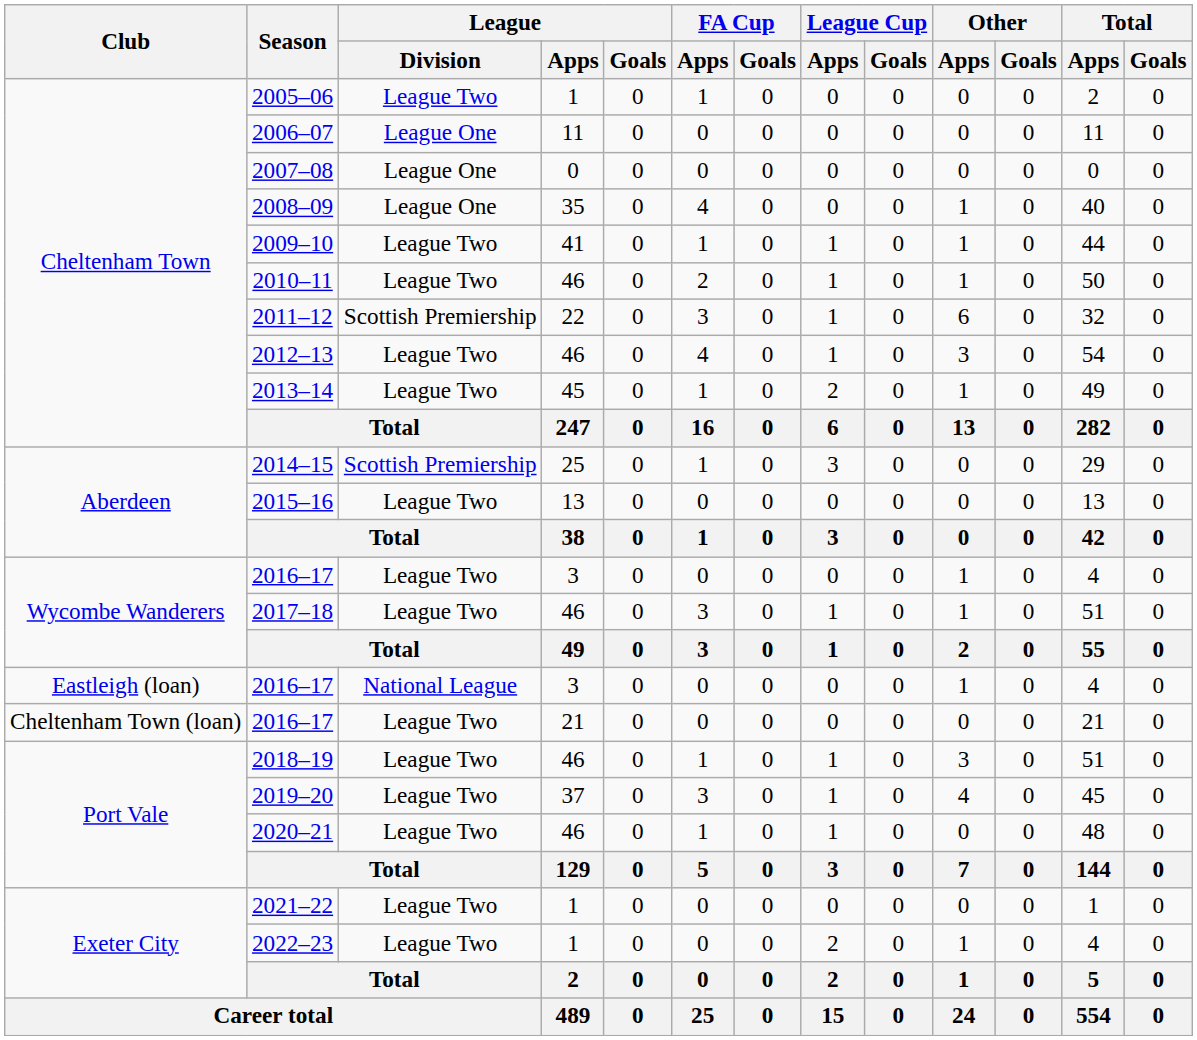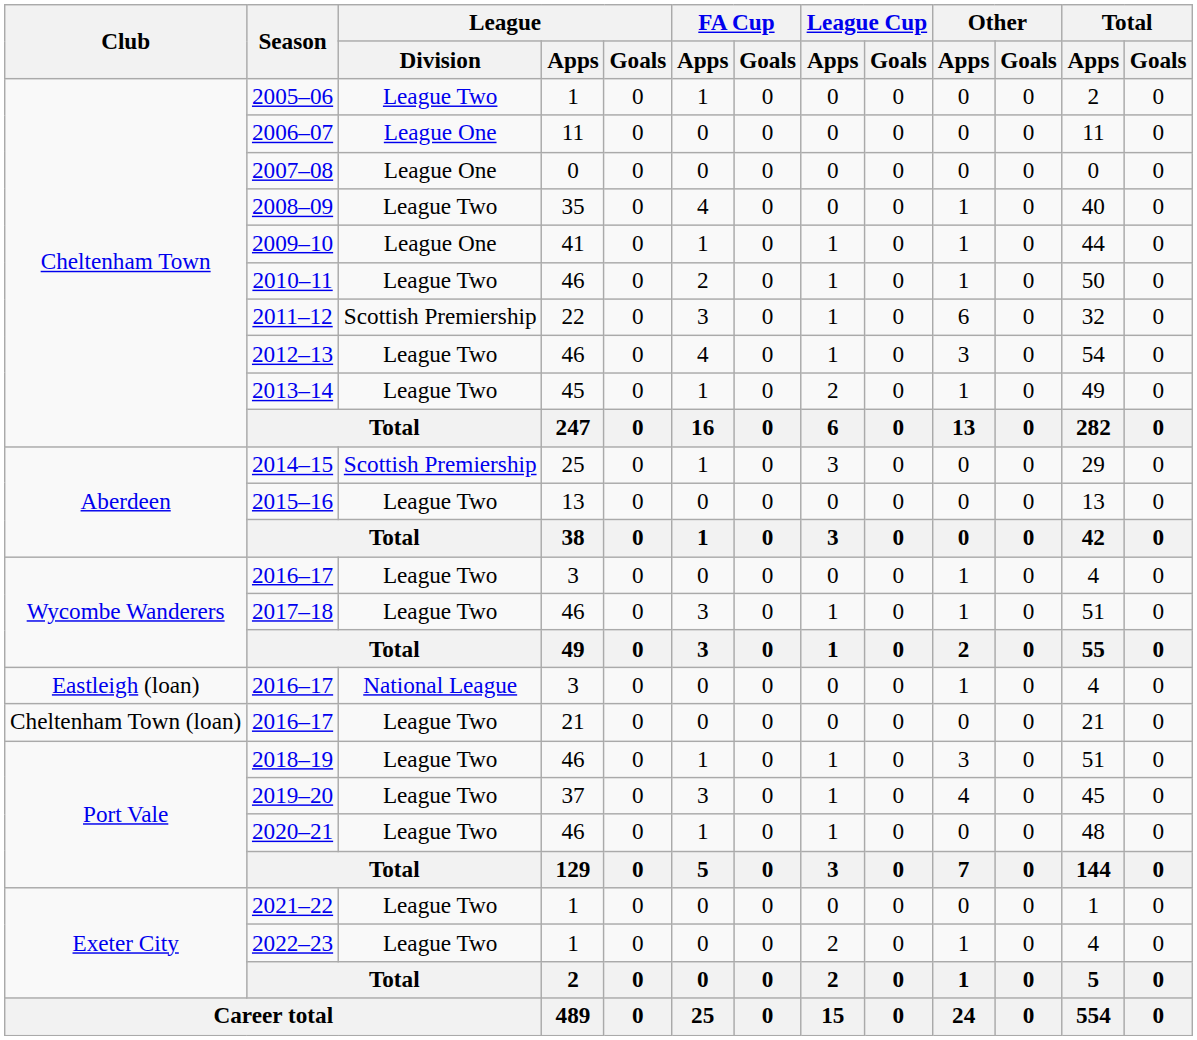(440, 206) League One -> (440, 206) League Two
(440, 243) League Two -> (440, 243) League One
